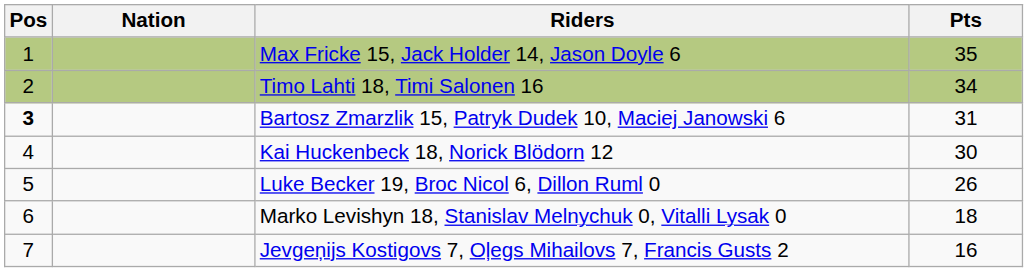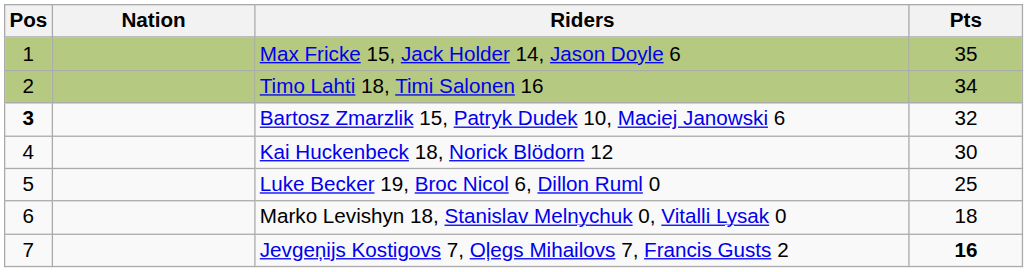(966, 119) 31 -> (966, 119) 32
(966, 184) 26 -> (966, 184) 25
(966, 250) normal -> (966, 250) bold
